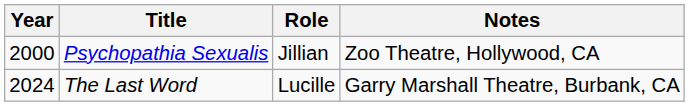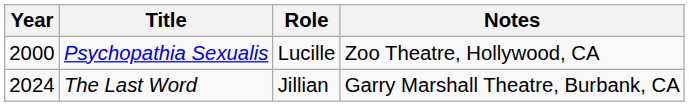(303, 52) Jillian -> (307, 52) Lucille
(307, 85) Lucille -> (303, 85) Jillian
